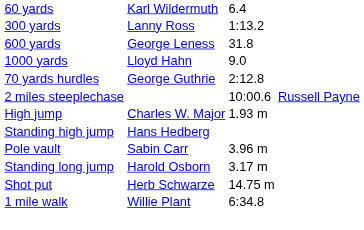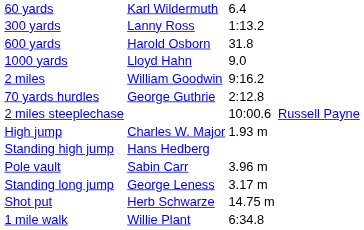(171, 43) George Leness -> (169, 43) Harold Osborn
+ row: (25, 79)
(169, 167) Harold Osborn -> (171, 184) George Leness
